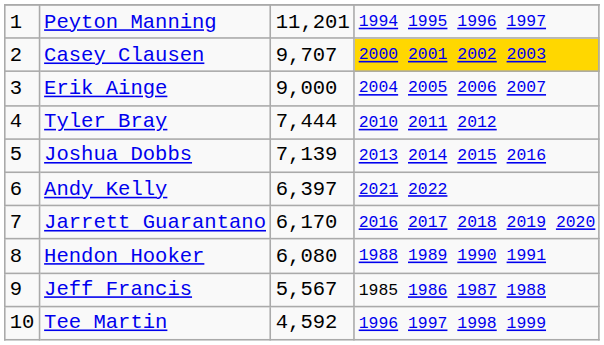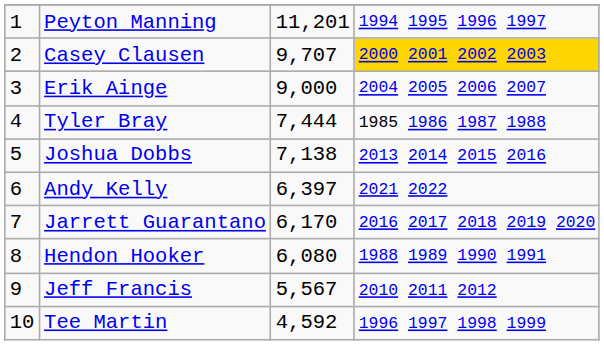(428, 122) 2010 2011 2012 -> (452, 122) 1985 1986 1987 1988
(307, 155) 7,139 -> (307, 155) 7,138
(452, 289) 1985 1986 1987 1988 -> (428, 289) 2010 2011 2012
